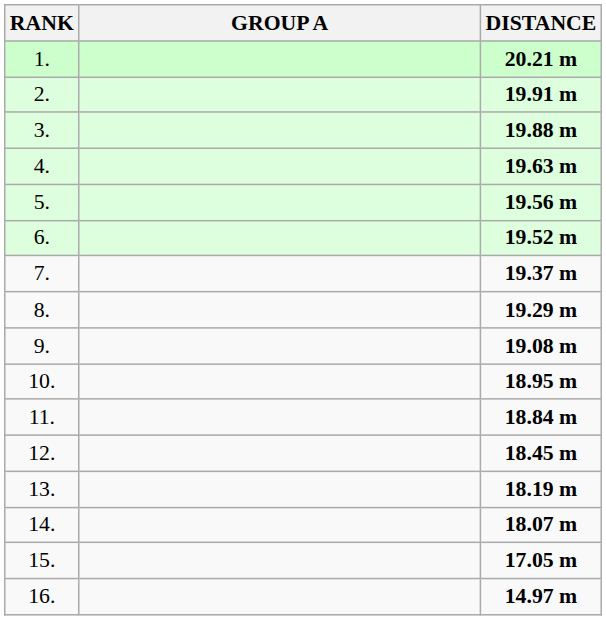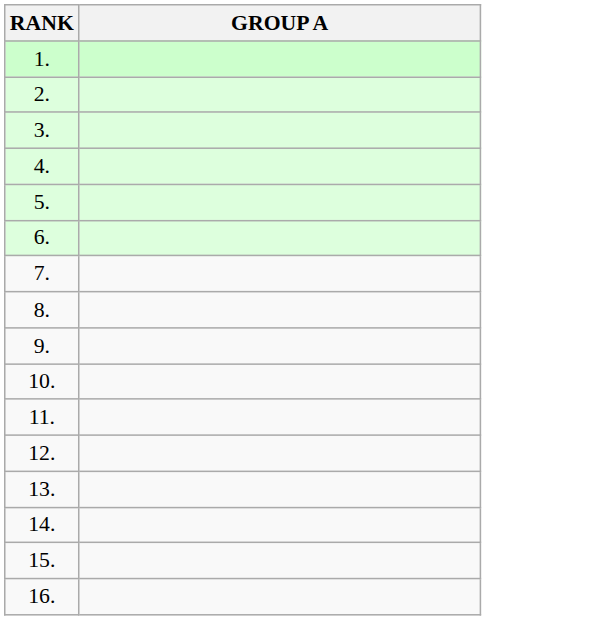- column: (541, 22)
